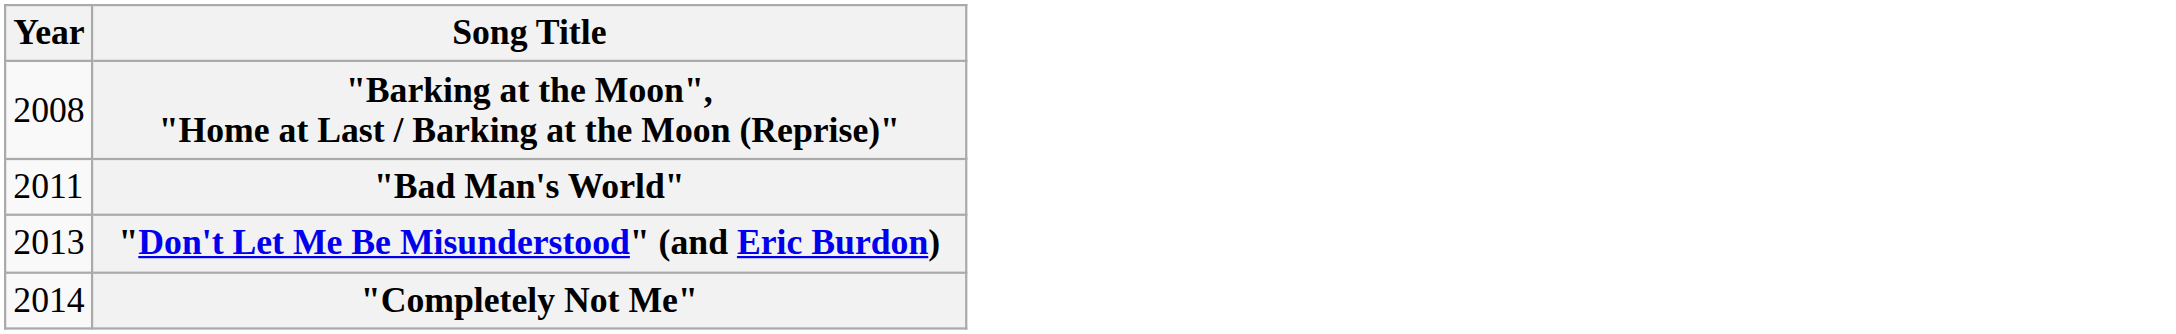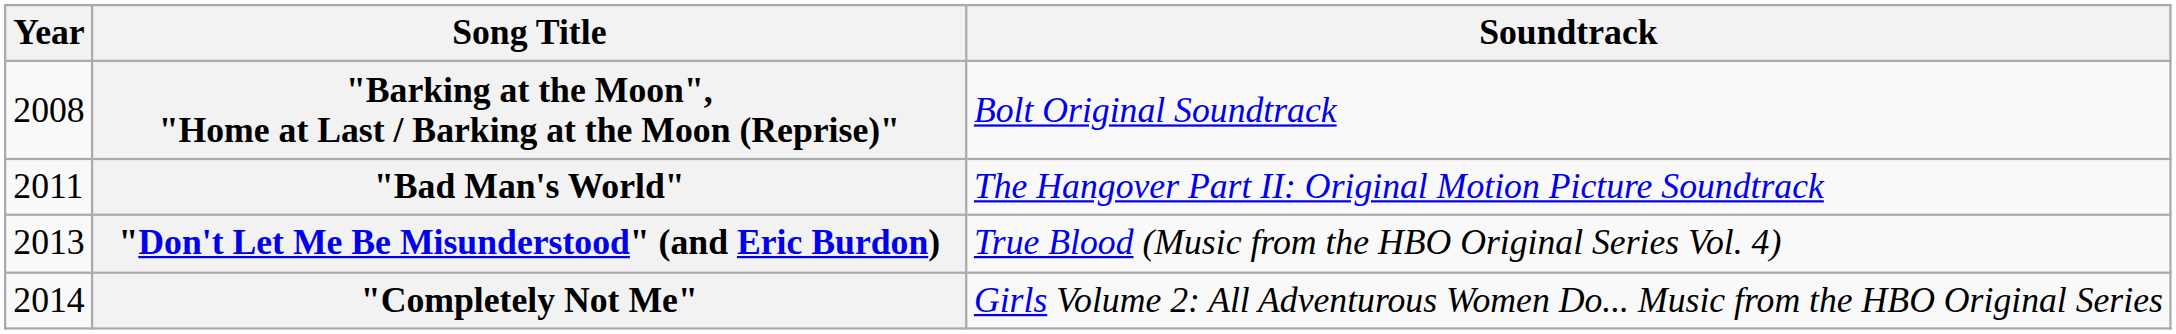+ column: (1568, 32)
